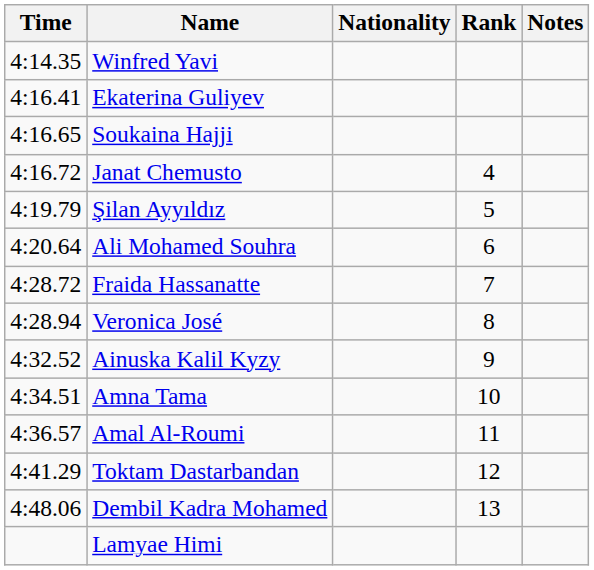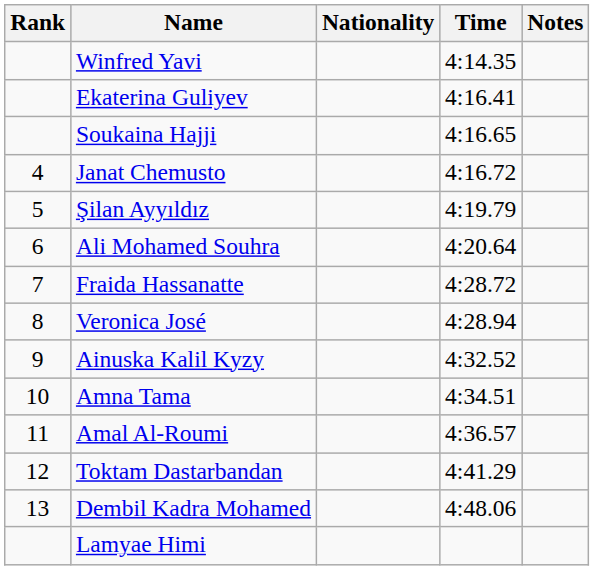columns swapped: (489, 23) <-> (46, 23)
